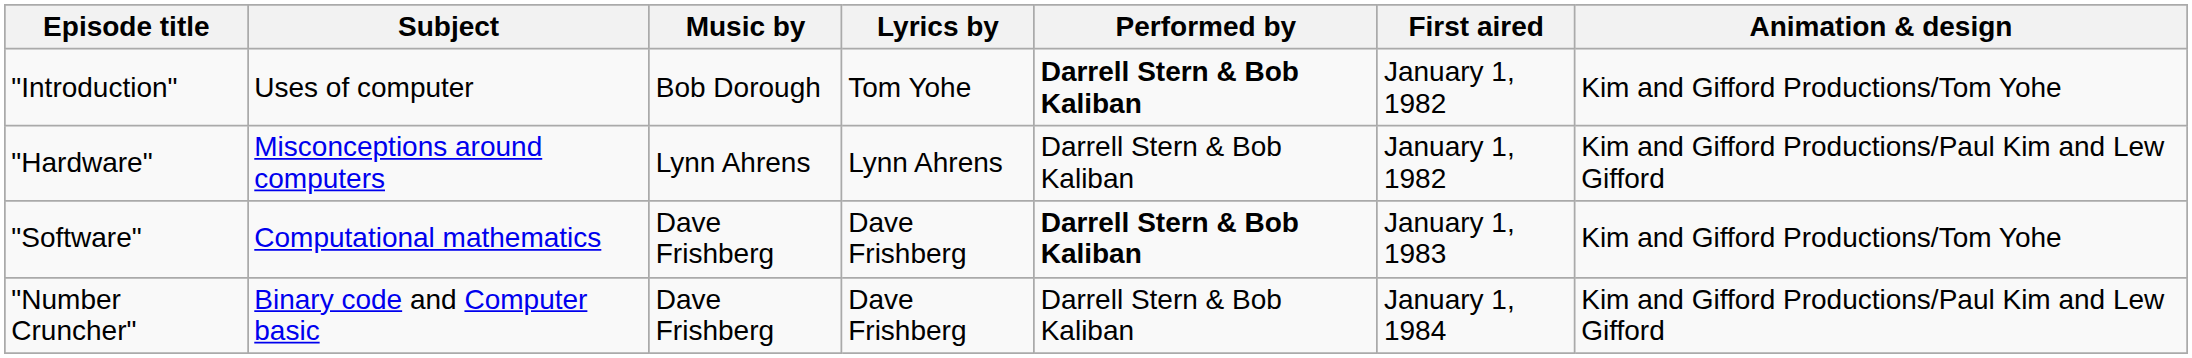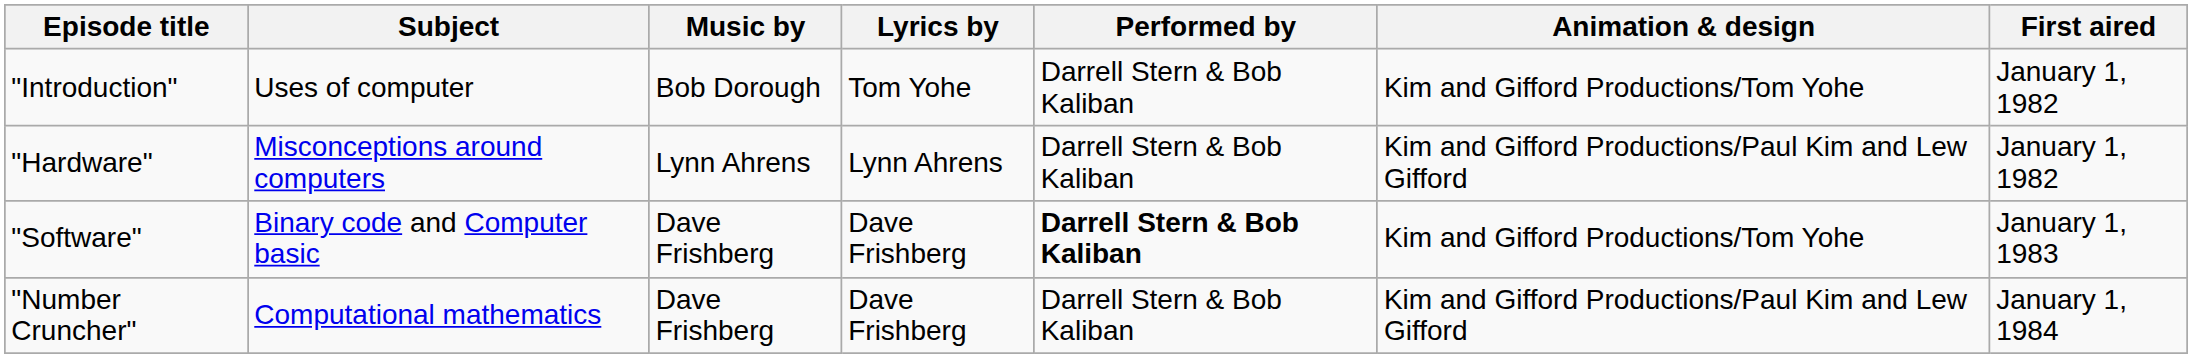columns swapped: (1881, 26) <-> (1476, 26)
(1170, 86) bold -> (1161, 86) normal
(428, 238) Computational mathematics -> (421, 238) Binary code and Computer basic
(421, 314) Binary code and Computer basic -> (428, 314) Computational mathematics
